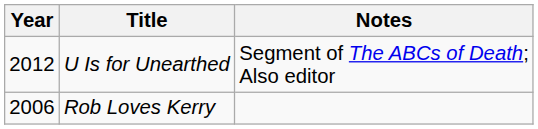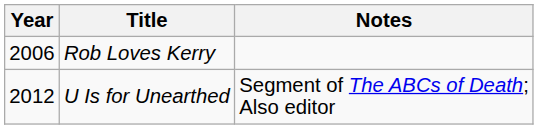rows swapped: (140, 107) <-> (147, 64)
